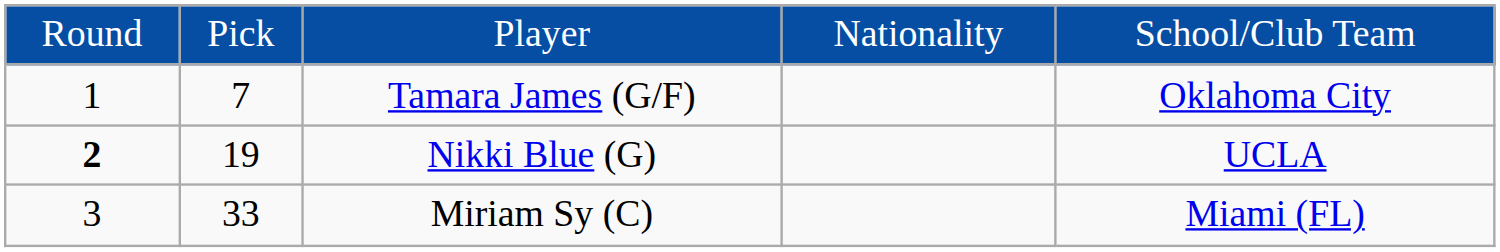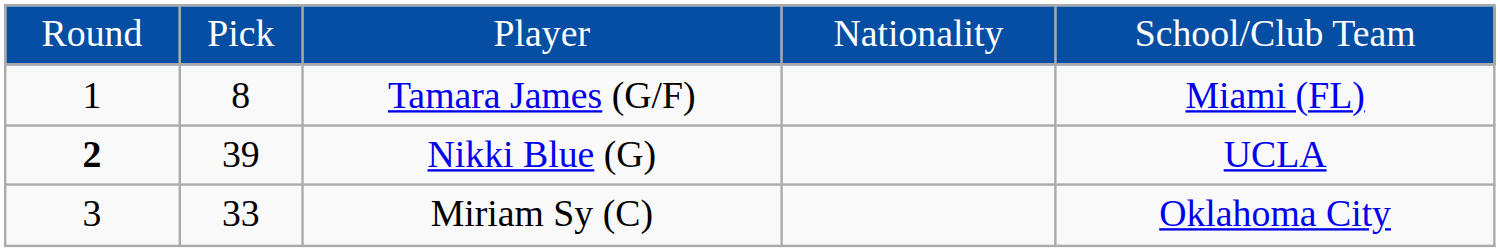(241, 94) 7 -> (241, 94) 8
(1275, 94) Oklahoma City -> (1275, 94) Miami (FL)
(241, 154) 19 -> (241, 154) 39
(1275, 214) Miami (FL) -> (1275, 214) Oklahoma City
